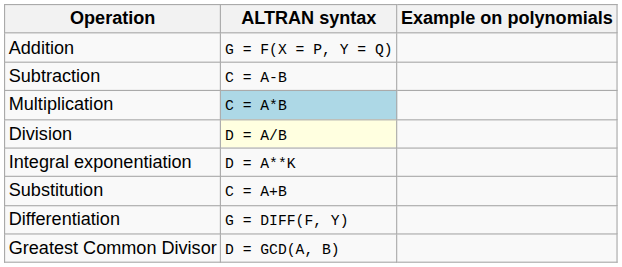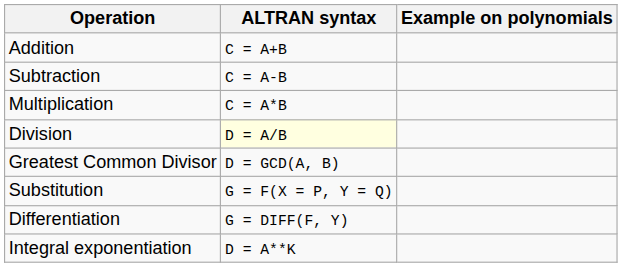(309, 49) G = F(X = P, Y = Q) -> (256, 49) C = A+B
(256, 107) lightblue background -> (256, 107) no background
rows swapped: (100, 162) <-> (113, 248)
(256, 193) C = A+B -> (309, 193) G = F(X = P, Y = Q)
